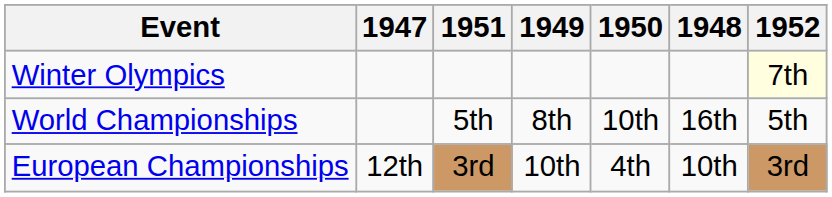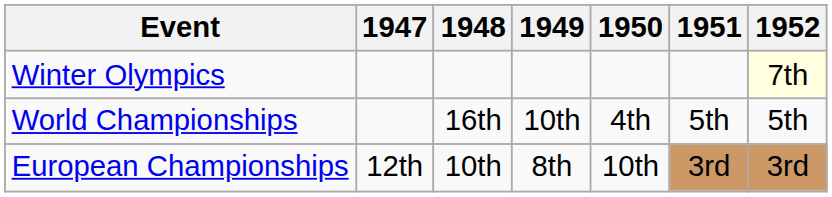columns swapped: (709, 27) <-> (473, 27)
(552, 120) 8th -> (552, 120) 10th
(631, 120) 10th -> (631, 120) 4th
(552, 167) 10th -> (552, 167) 8th
(631, 167) 4th -> (631, 167) 10th
